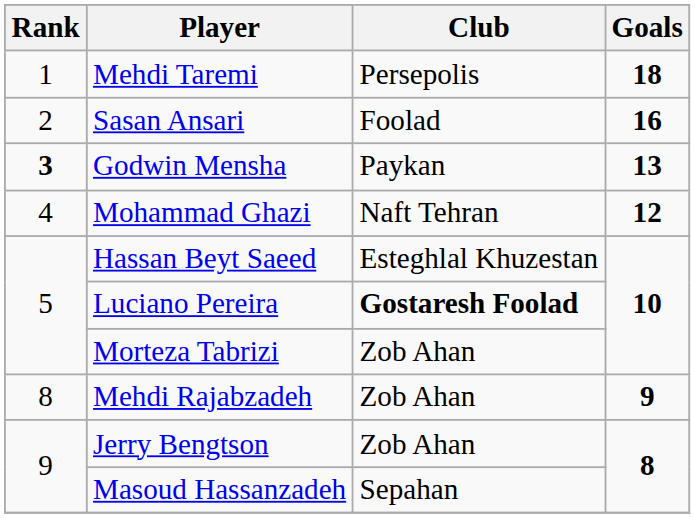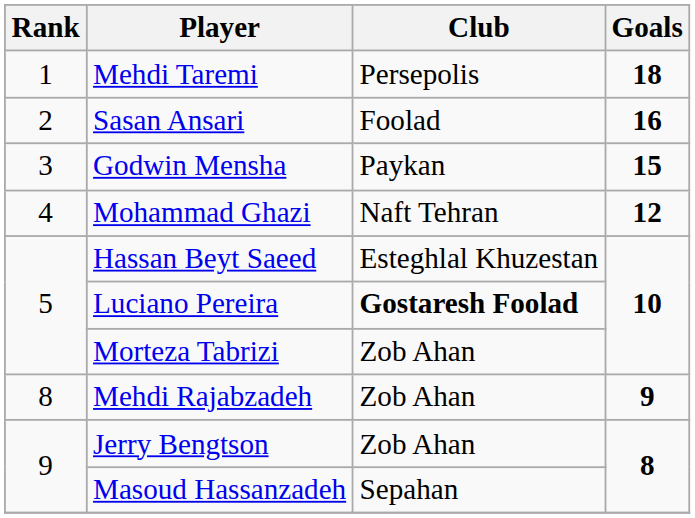(46, 166) bold -> (46, 166) normal
(647, 166) 13 -> (647, 166) 15
